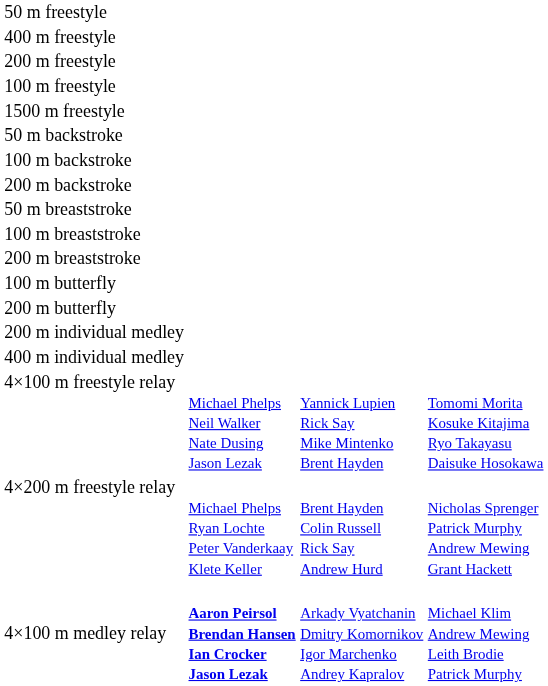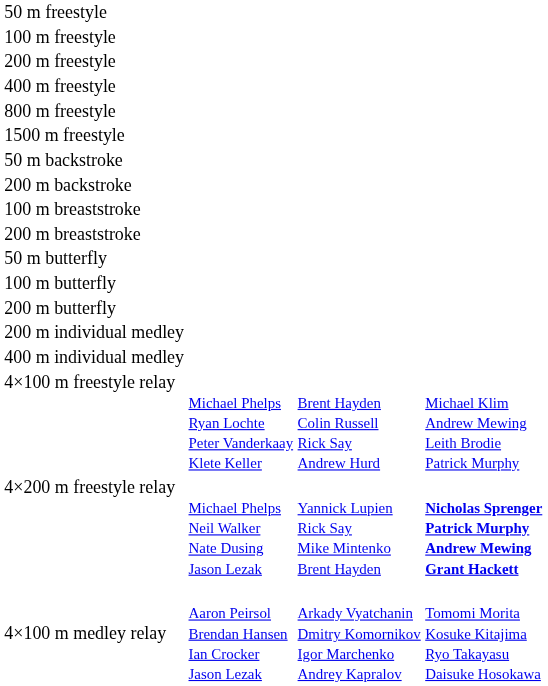rows swapped: (60, 86) <-> (60, 37)
+ row: (60, 110)
- row: (68, 160)
- row: (68, 209)
+ row: (56, 258)
(235, 433) Michael Phelps Neil Walker Nate Dusing Jason Lezak -> (241, 433) Michael Phelps Ryan Lochte Peter Vanderkaay Klete Keller
(348, 433) Yannick Lupien Rick Say Mike Mintenko Brent Hayden -> (339, 433) Brent Hayden Colin Russell Rick Say Andrew Hurd
(486, 433) Tomomi Morita Kosuke Kitajima Ryo Takayasu Daisuke Hosokawa -> (476, 433) Michael Klim Andrew Mewing Leith Brodie Patrick Murphy
(241, 538) Michael Phelps Ryan Lochte Peter Vanderkaay Klete Keller -> (235, 538) Michael Phelps Neil Walker Nate Dusing Jason Lezak
(342, 538) Brent Hayden Colin Russell Rick Say Andrew Hurd -> (345, 538) Yannick Lupien Rick Say Mike Mintenko Brent Hayden
(483, 538) normal -> (484, 537) bold
(242, 642) bold -> (238, 644) normal
(479, 644) Michael Klim Andrew Mewing Leith Brodie Patrick Murphy -> (483, 644) Tomomi Morita Kosuke Kitajima Ryo Takayasu Daisuke Hosokawa
